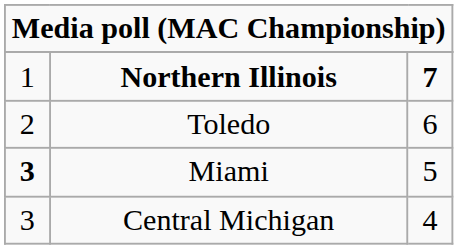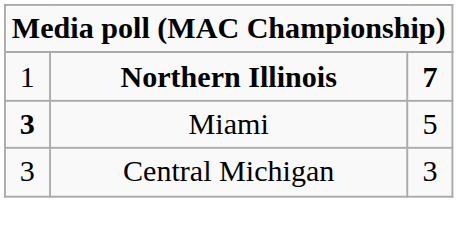- row: (229, 123)
(430, 219) 4 -> (430, 171) 3
